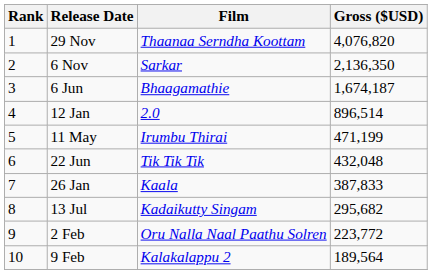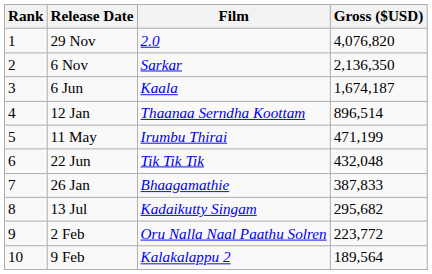(223, 40) Thaanaa Serndha Koottam -> (150, 40) 2.0
(185, 88) Bhaagamathie -> (159, 88) Kaala
(150, 112) 2.0 -> (223, 112) Thaanaa Serndha Koottam
(159, 185) Kaala -> (185, 185) Bhaagamathie
